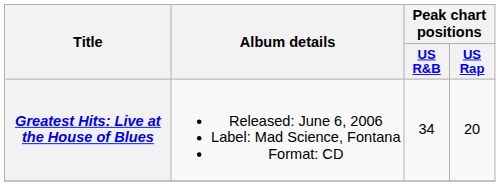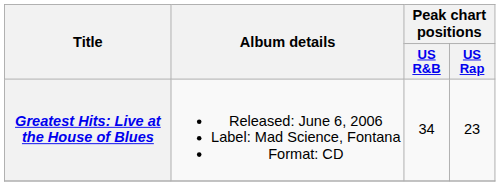(472, 129) 20 -> (472, 129) 23
